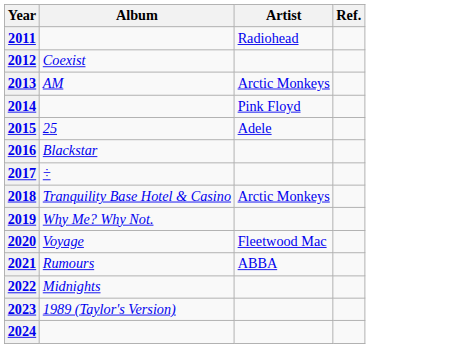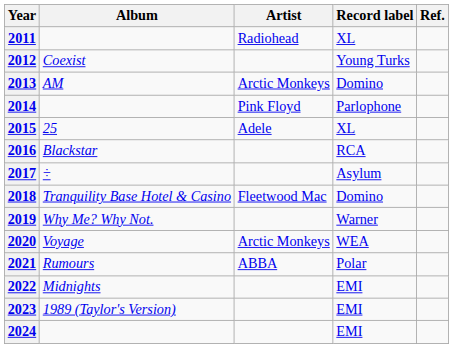+ column: (375, 15)
(284, 196) Arctic Monkeys -> (282, 196) Fleetwood Mac
(282, 241) Fleetwood Mac -> (284, 241) Arctic Monkeys
